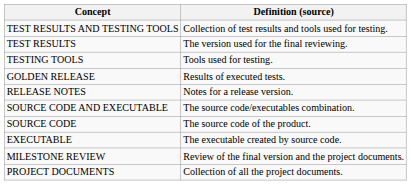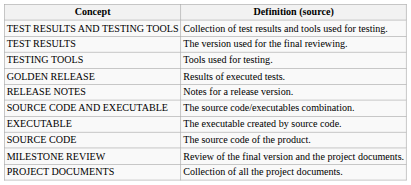rows swapped: (42, 124) <-> (39, 140)
